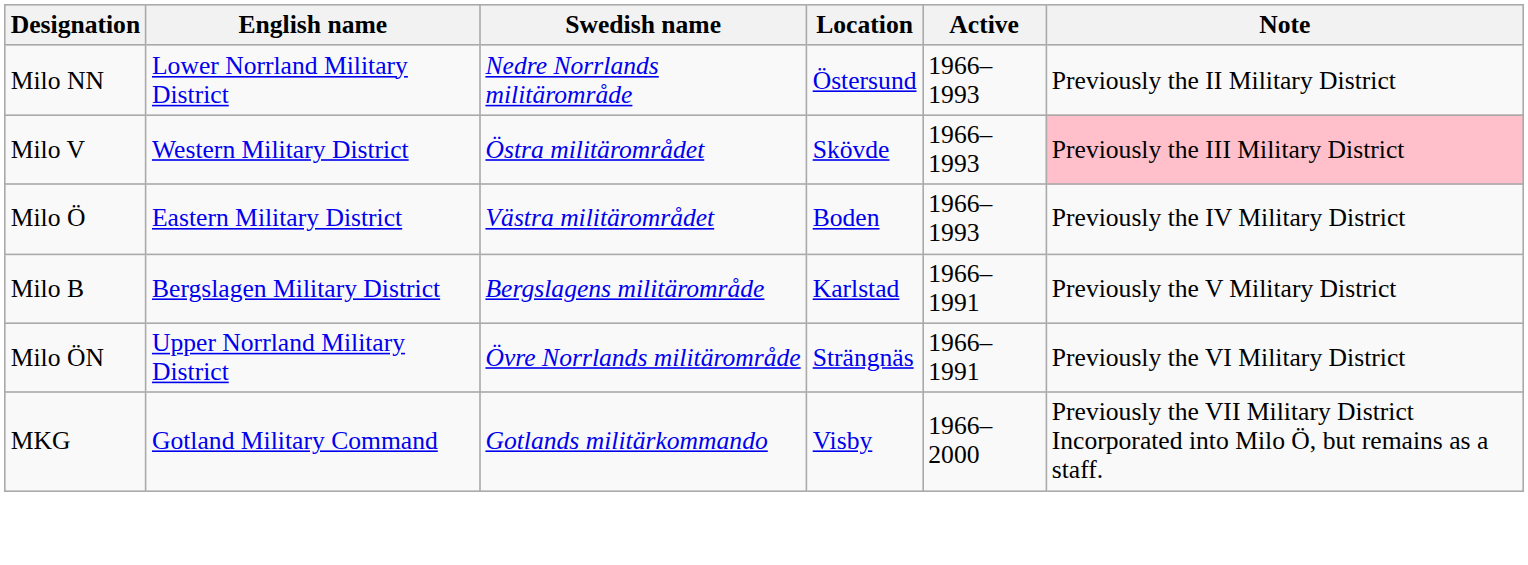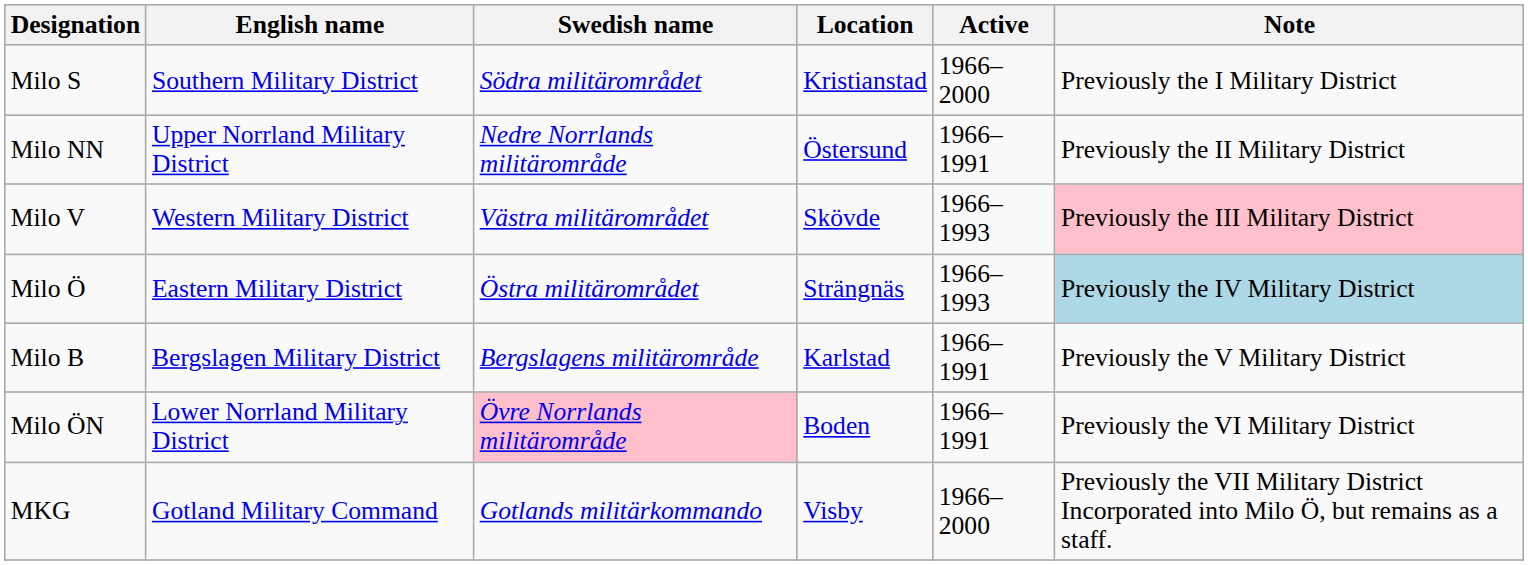+ row: (46, 79)
(280, 79) Lower Norrland Military District -> (279, 149) Upper Norrland Military District
(960, 79) 1966–1993 -> (971, 149) 1966–1991
(595, 149) Östra militärområdet -> (594, 218) Västra militärområdet
(600, 218) Västra militärområdet -> (589, 288) Östra militärområdet
(846, 218) Boden -> (854, 288) Strängnäs
(1229, 218) no background -> (1238, 288) lightblue background
(279, 357) Upper Norrland Military District -> (280, 426) Lower Norrland Military District
(643, 357) no background -> (561, 426) pink background
(863, 357) Strängnäs -> (837, 426) Boden
